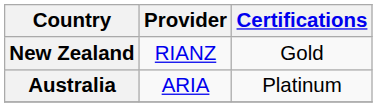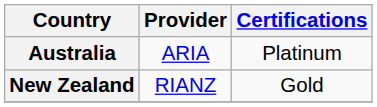rows swapped: (72, 85) <-> (72, 53)
